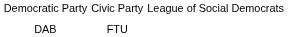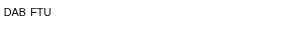- row: (45, 9)
